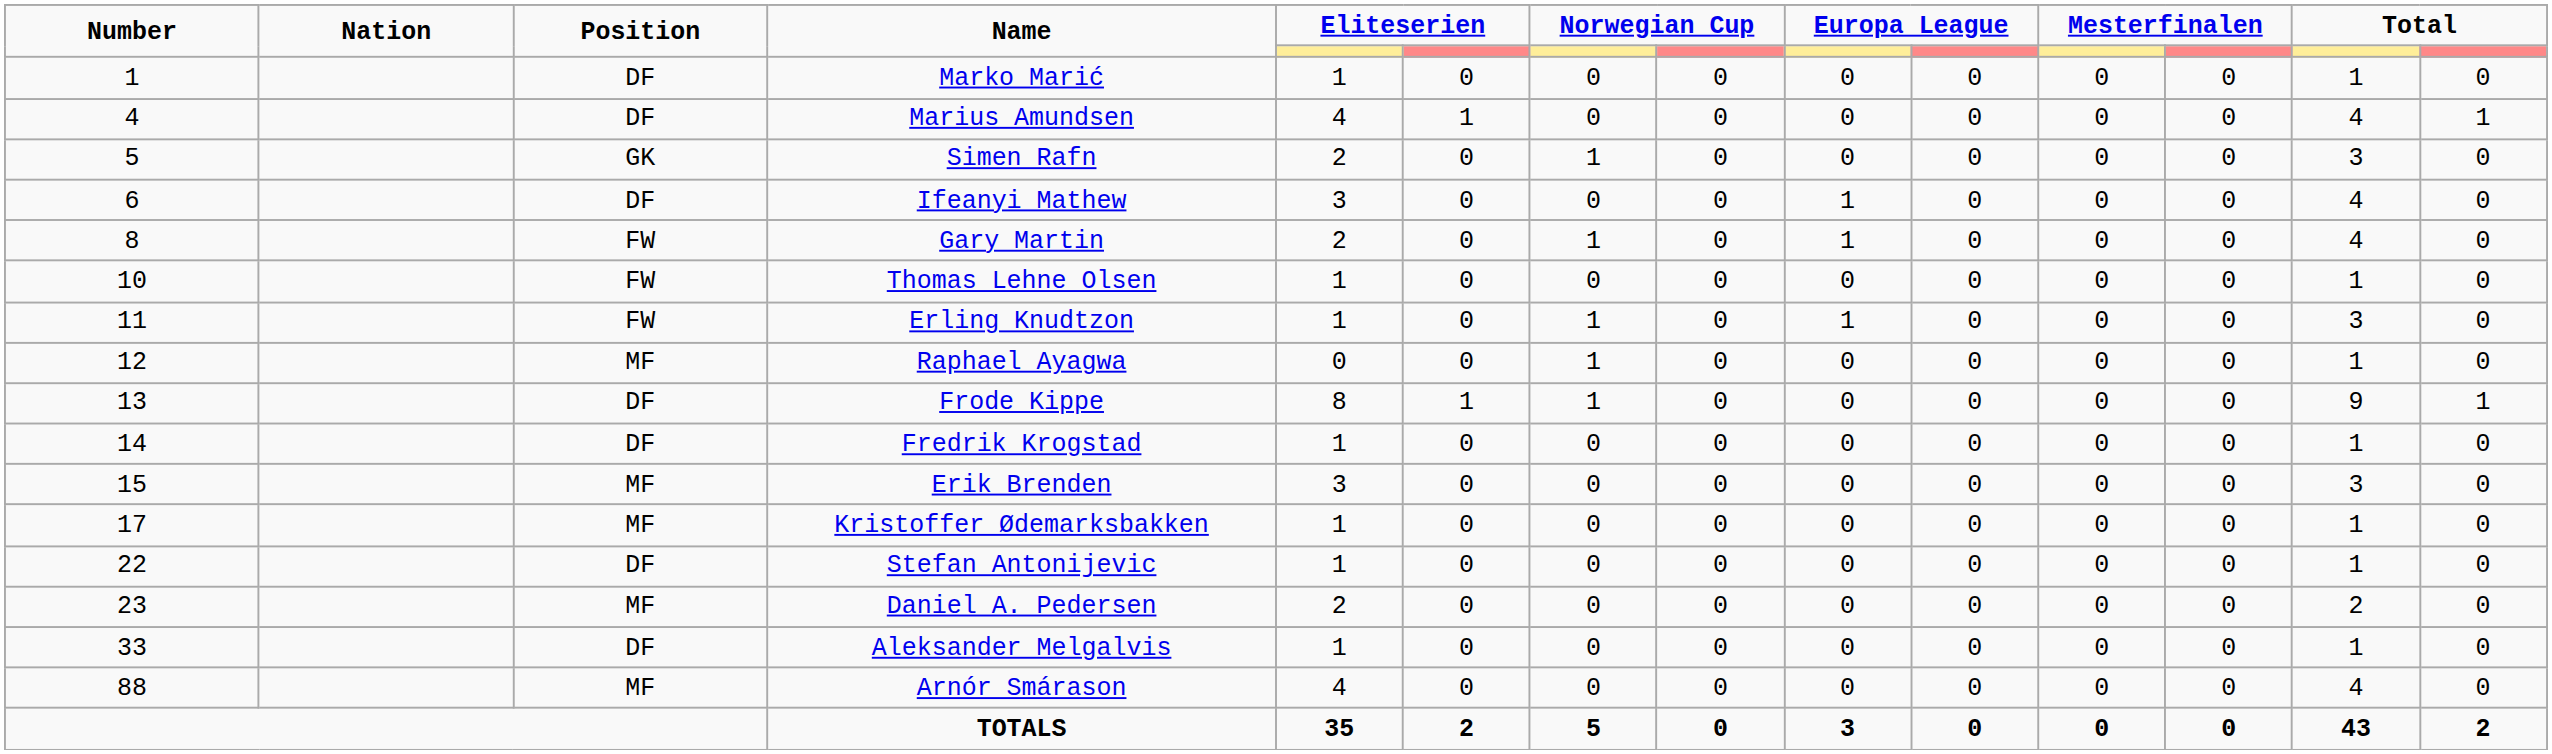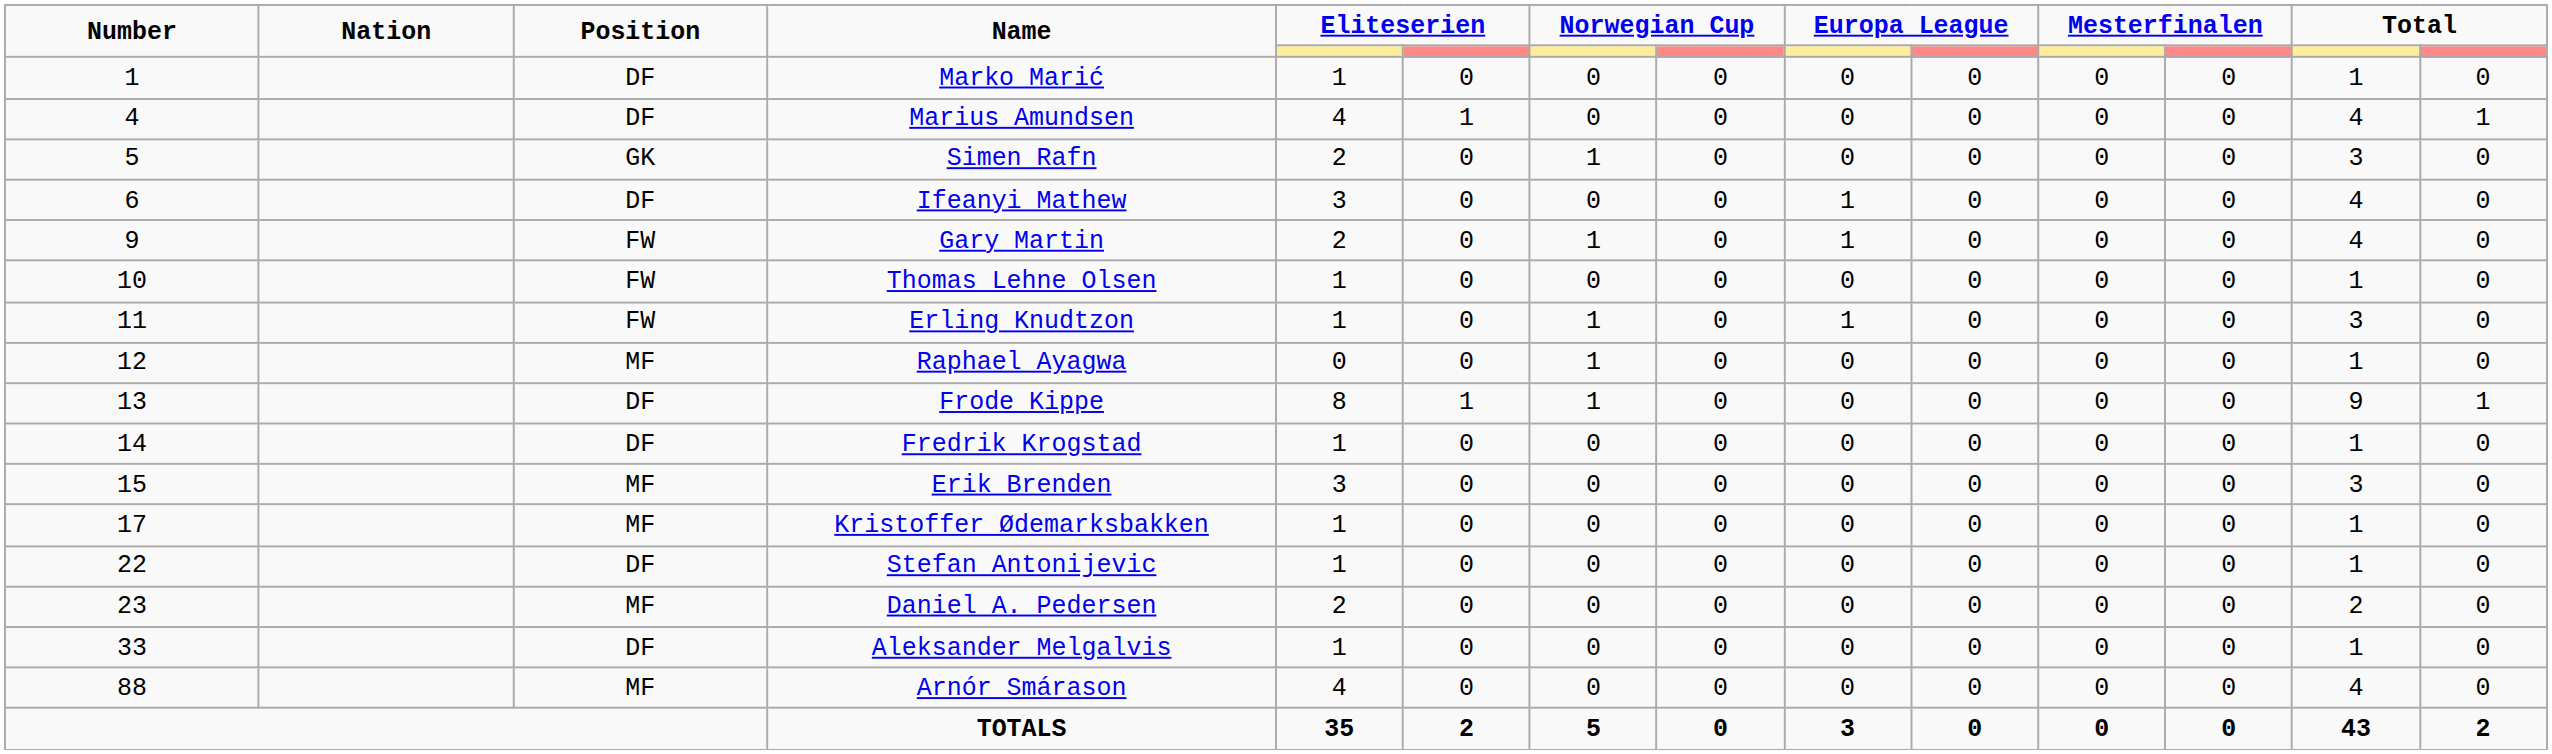(132, 241) 8 -> (132, 241) 9
